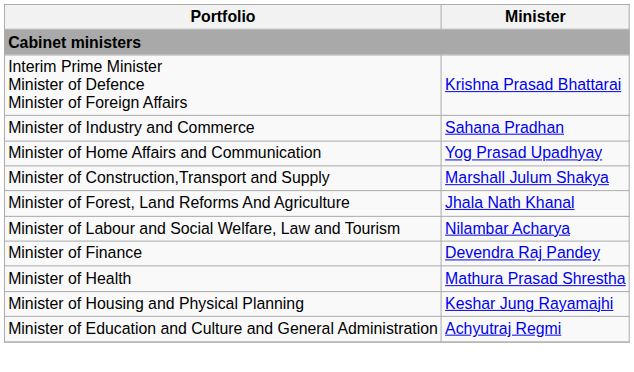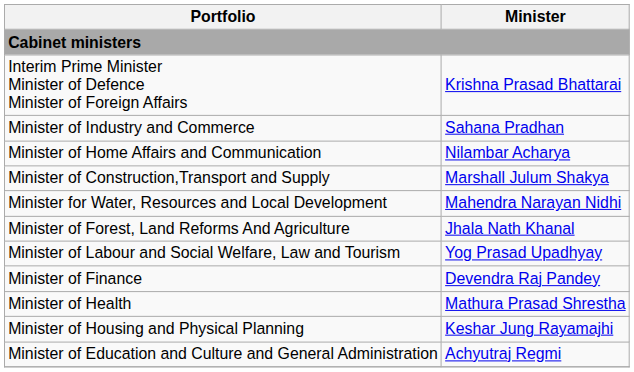(524, 153) Yog Prasad Upadhyay -> (508, 153) Nilambar Acharya
+ row: (198, 203)
(508, 228) Nilambar Acharya -> (524, 253) Yog Prasad Upadhyay
